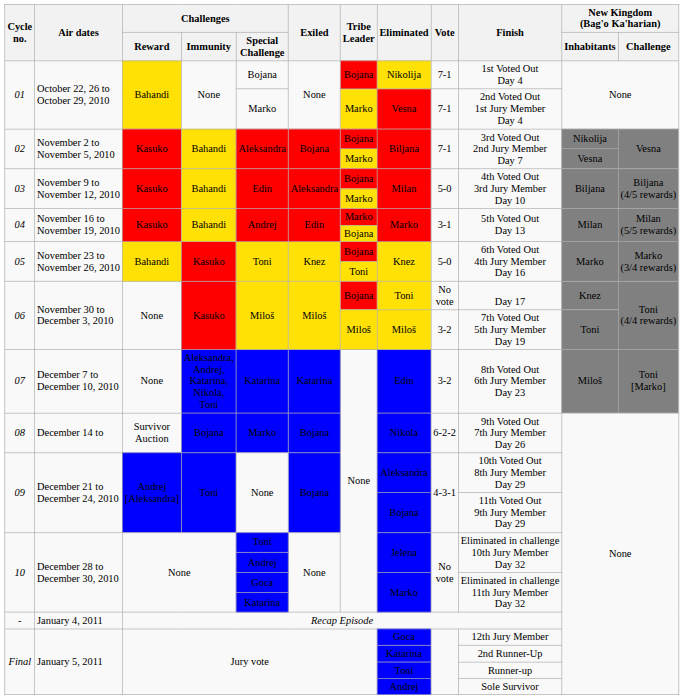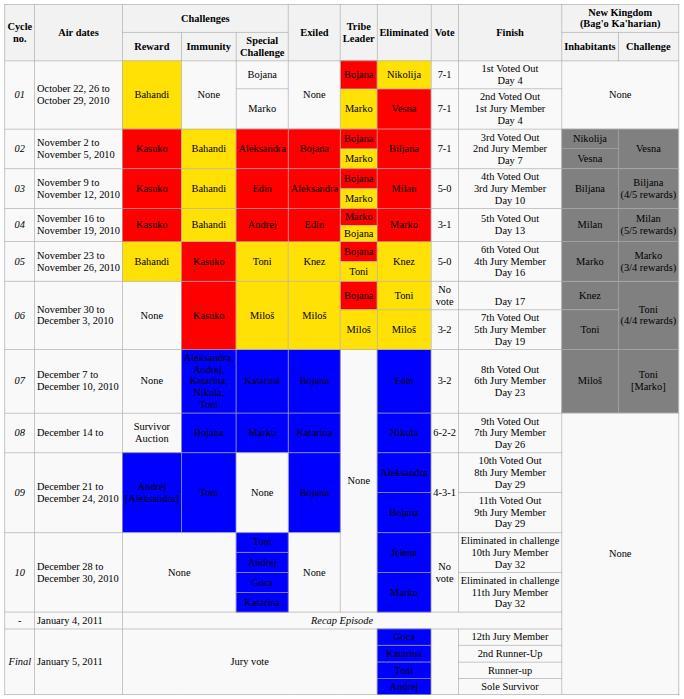(314, 381) Katarina -> (314, 381) Bojana
(314, 432) Bojana -> (314, 432) Katarina
